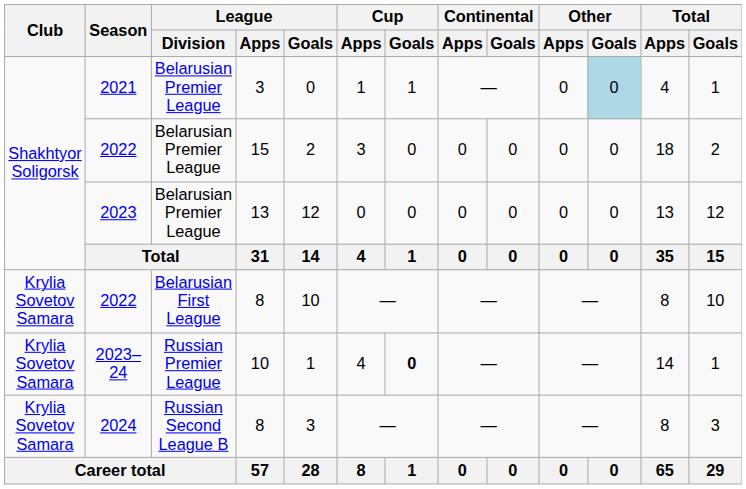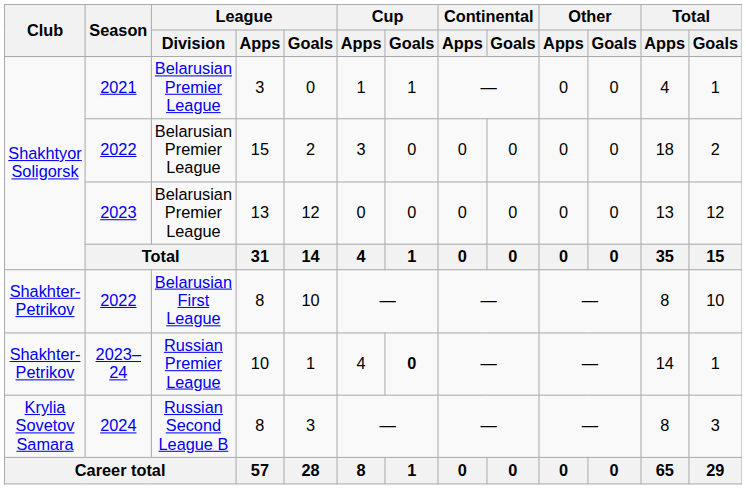(614, 87) lightblue background -> (614, 87) no background
(45, 301) Krylia Sovetov Samara -> (45, 301) Shakhter-Petrikov
(45, 363) Krylia Sovetov Samara -> (45, 363) Shakhter-Petrikov
